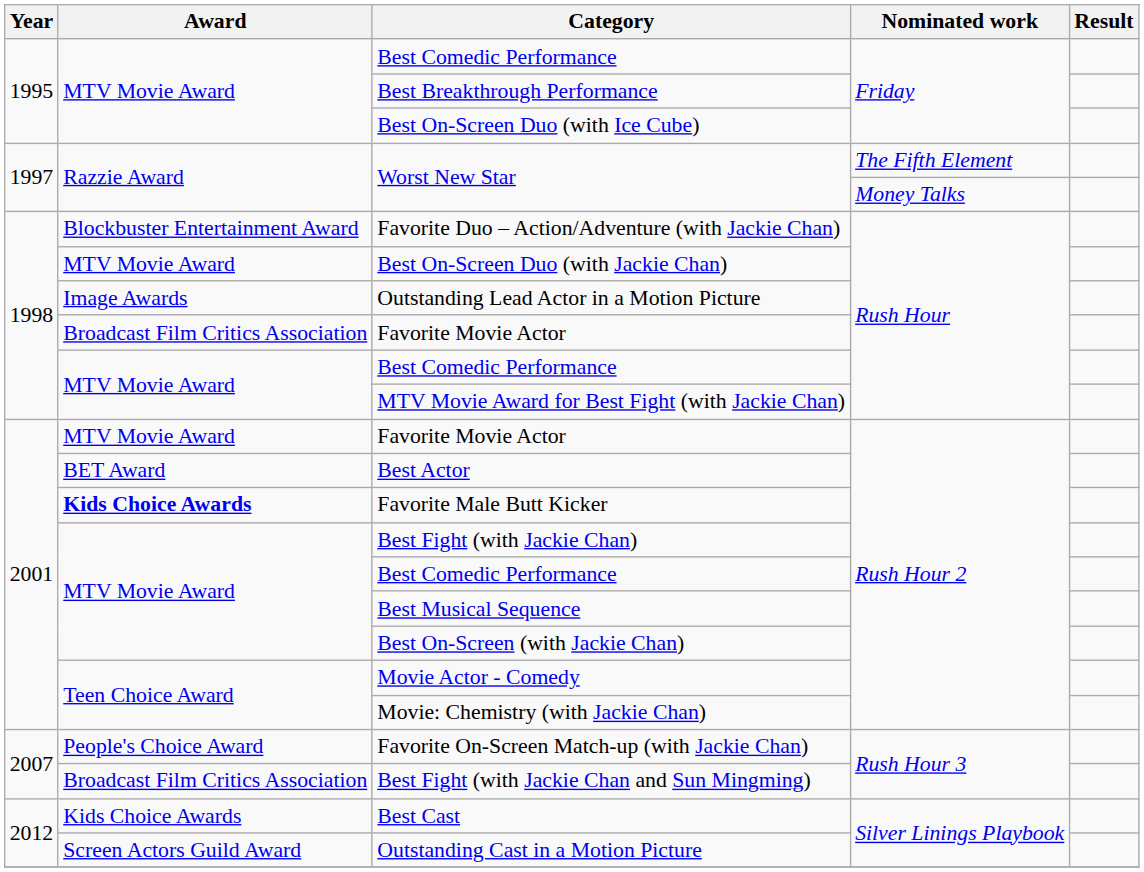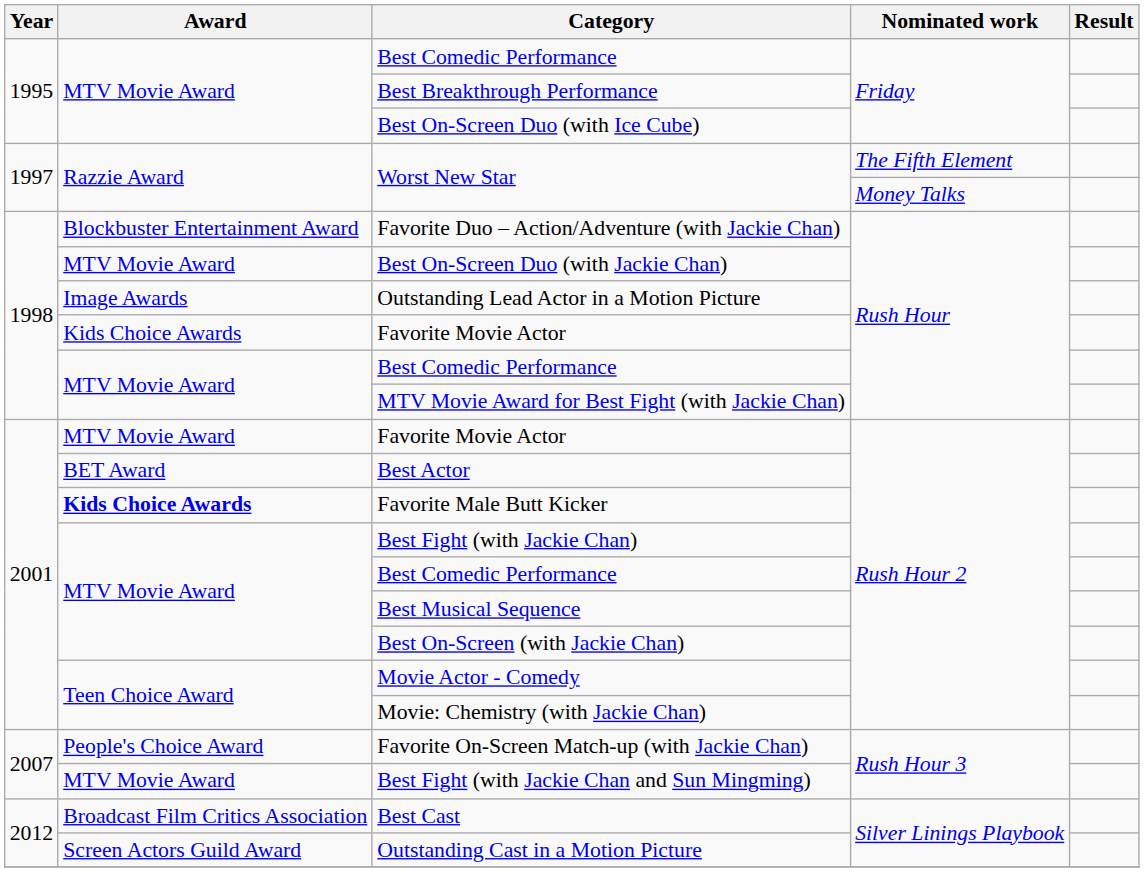(215, 332) Broadcast Film Critics Association -> (152, 332) Kids Choice Awards
(215, 780) Broadcast Film Critics Association -> (149, 780) MTV Movie Award
(152, 815) Kids Choice Awards -> (215, 815) Broadcast Film Critics Association
